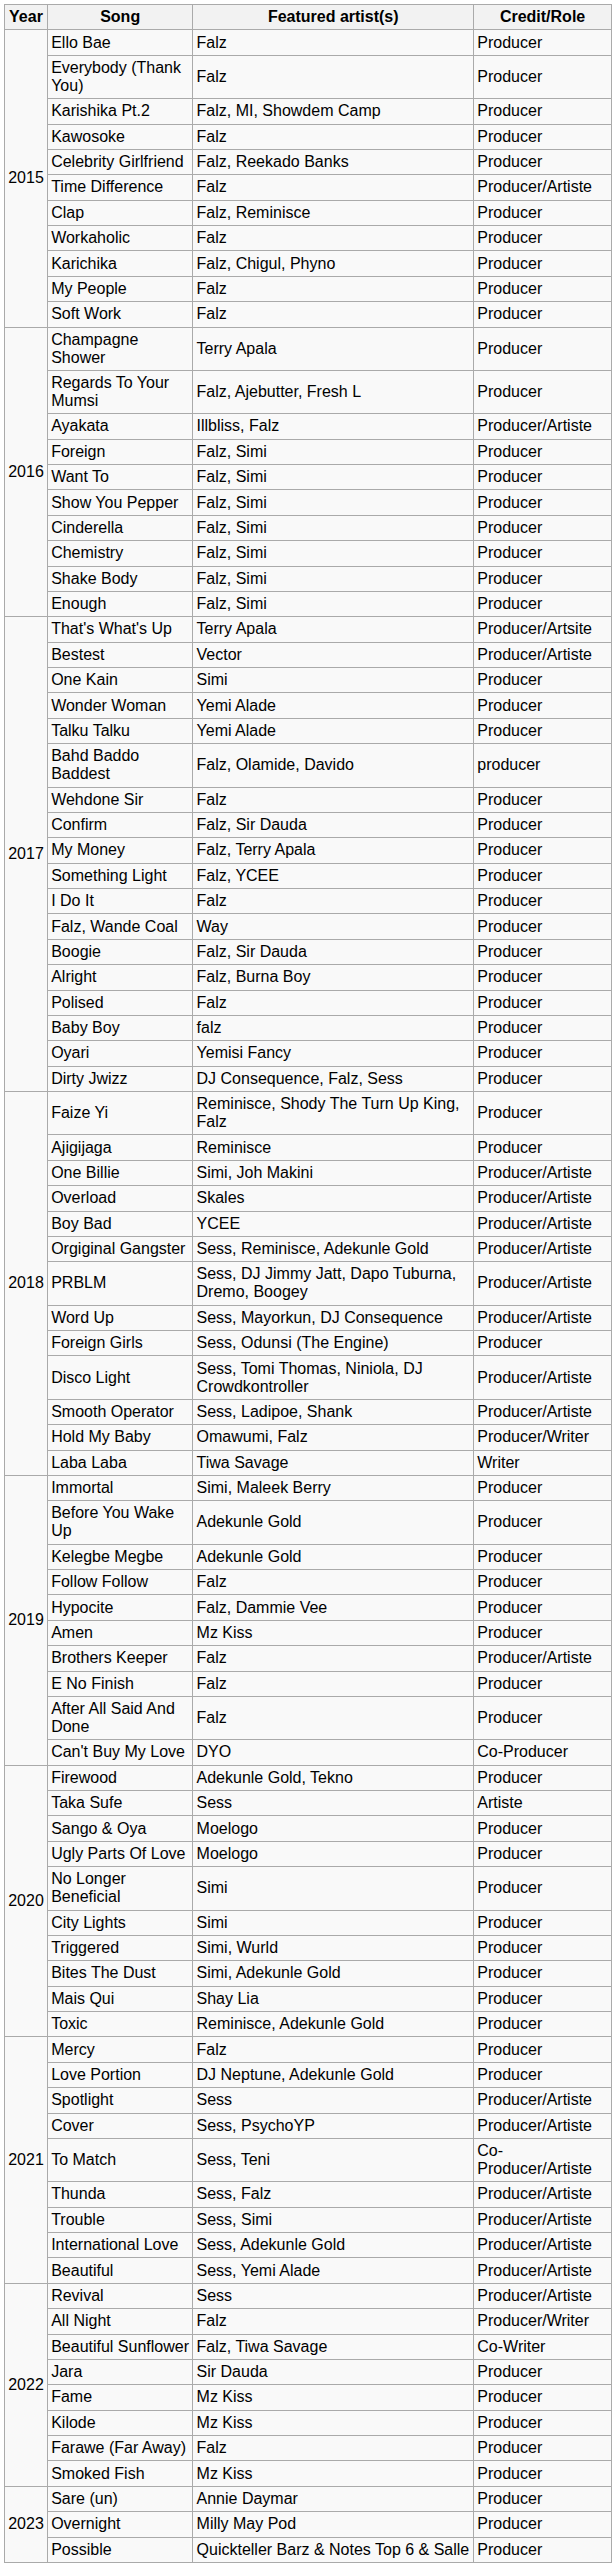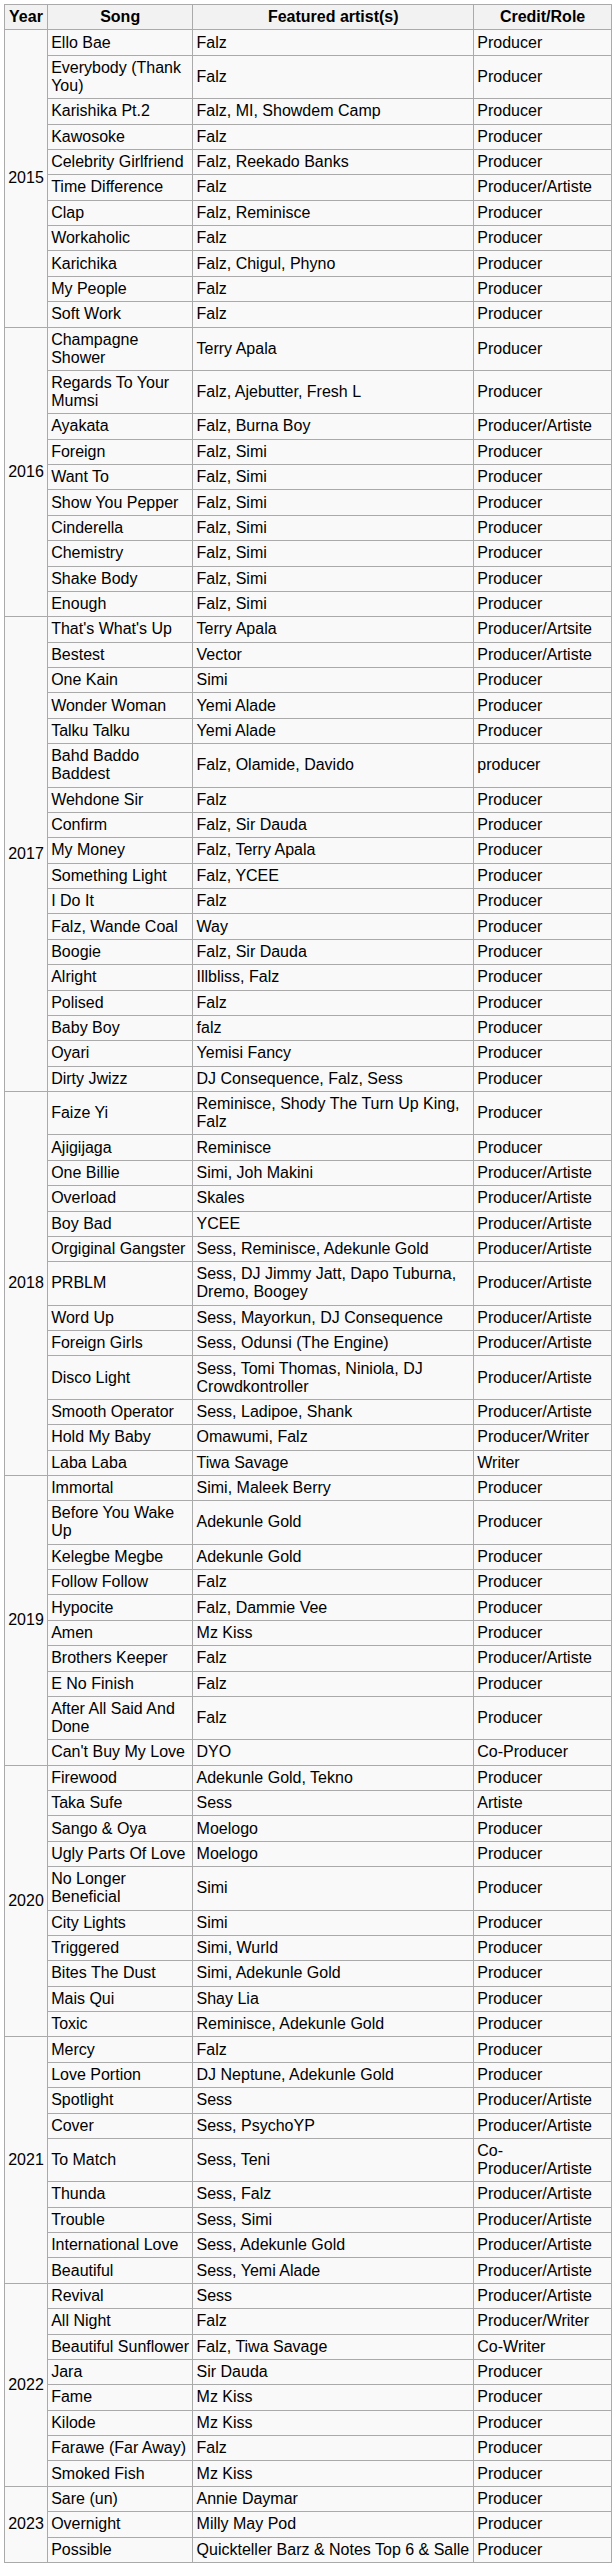(238, 426) Illbliss, Falz -> (253, 426) Falz, Burna Boy
(253, 977) Falz, Burna Boy -> (238, 977) Illbliss, Falz
(510, 1343) Producer -> (535, 1343) Producer/Artiste
